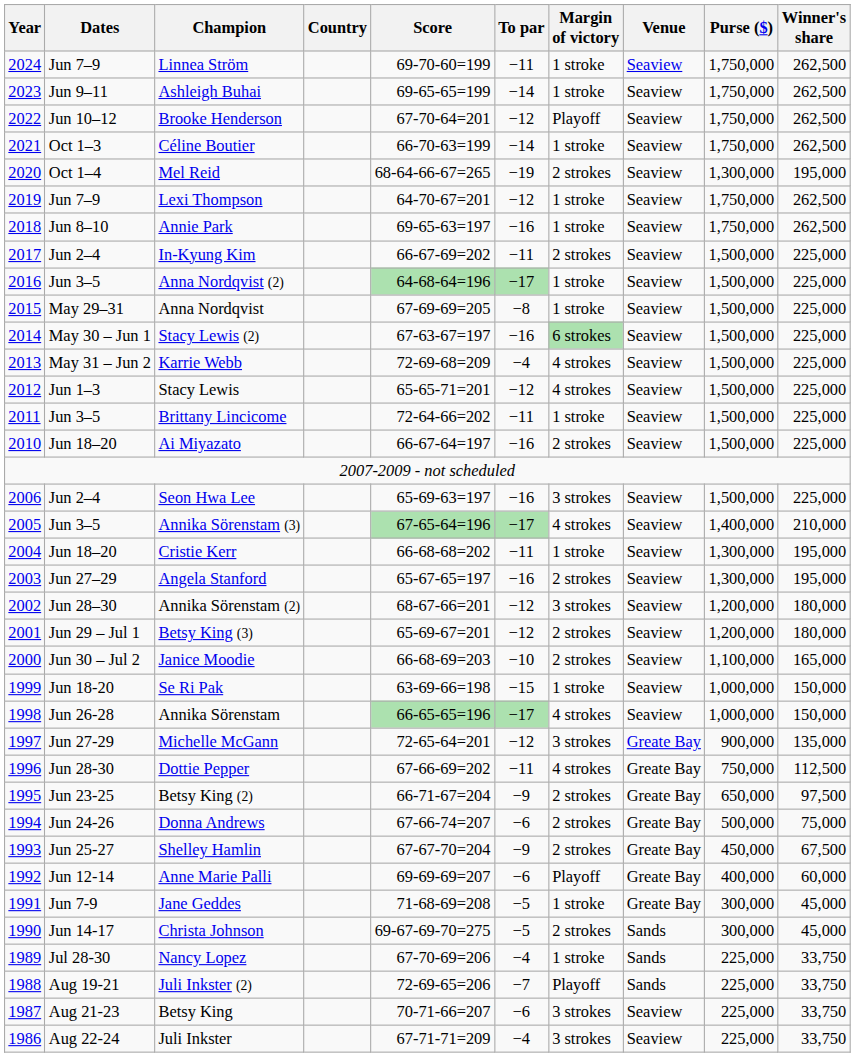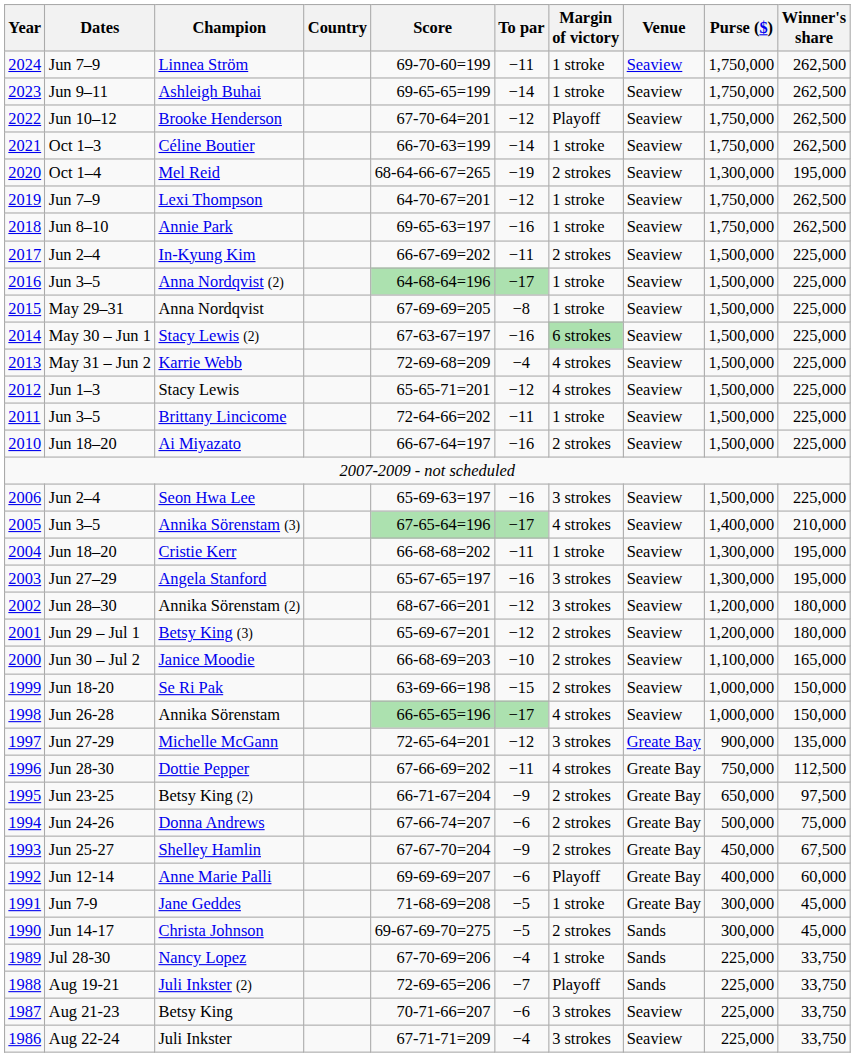(582, 579) 2 strokes -> (582, 579) 3 strokes
(578, 687) 1 stroke -> (582, 687) 2 strokes
